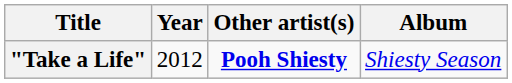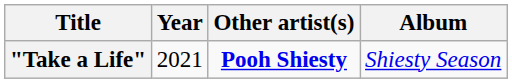(180, 59) 2012 -> (180, 59) 2021
